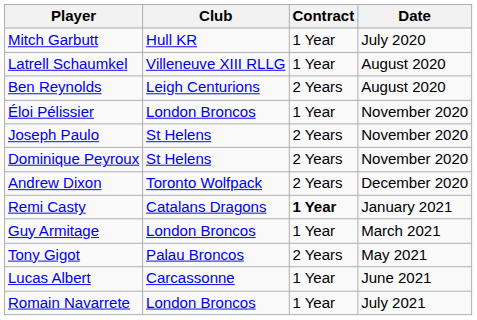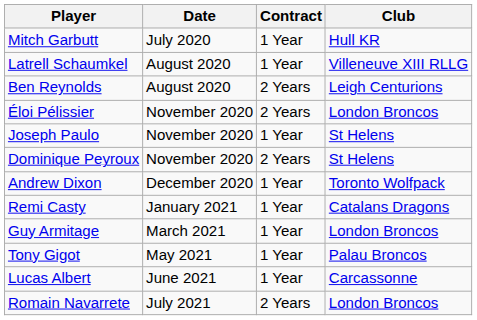columns swapped: (216, 16) <-> (415, 16)
(314, 111) 1 Year -> (285, 111) 2 Years
(317, 135) 2 Years -> (281, 135) 1 Year
(317, 183) 2 Years -> (281, 183) 1 Year
(314, 207) bold -> (281, 207) normal
(317, 254) 2 Years -> (281, 254) 1 Year
(314, 302) 1 Year -> (285, 302) 2 Years
